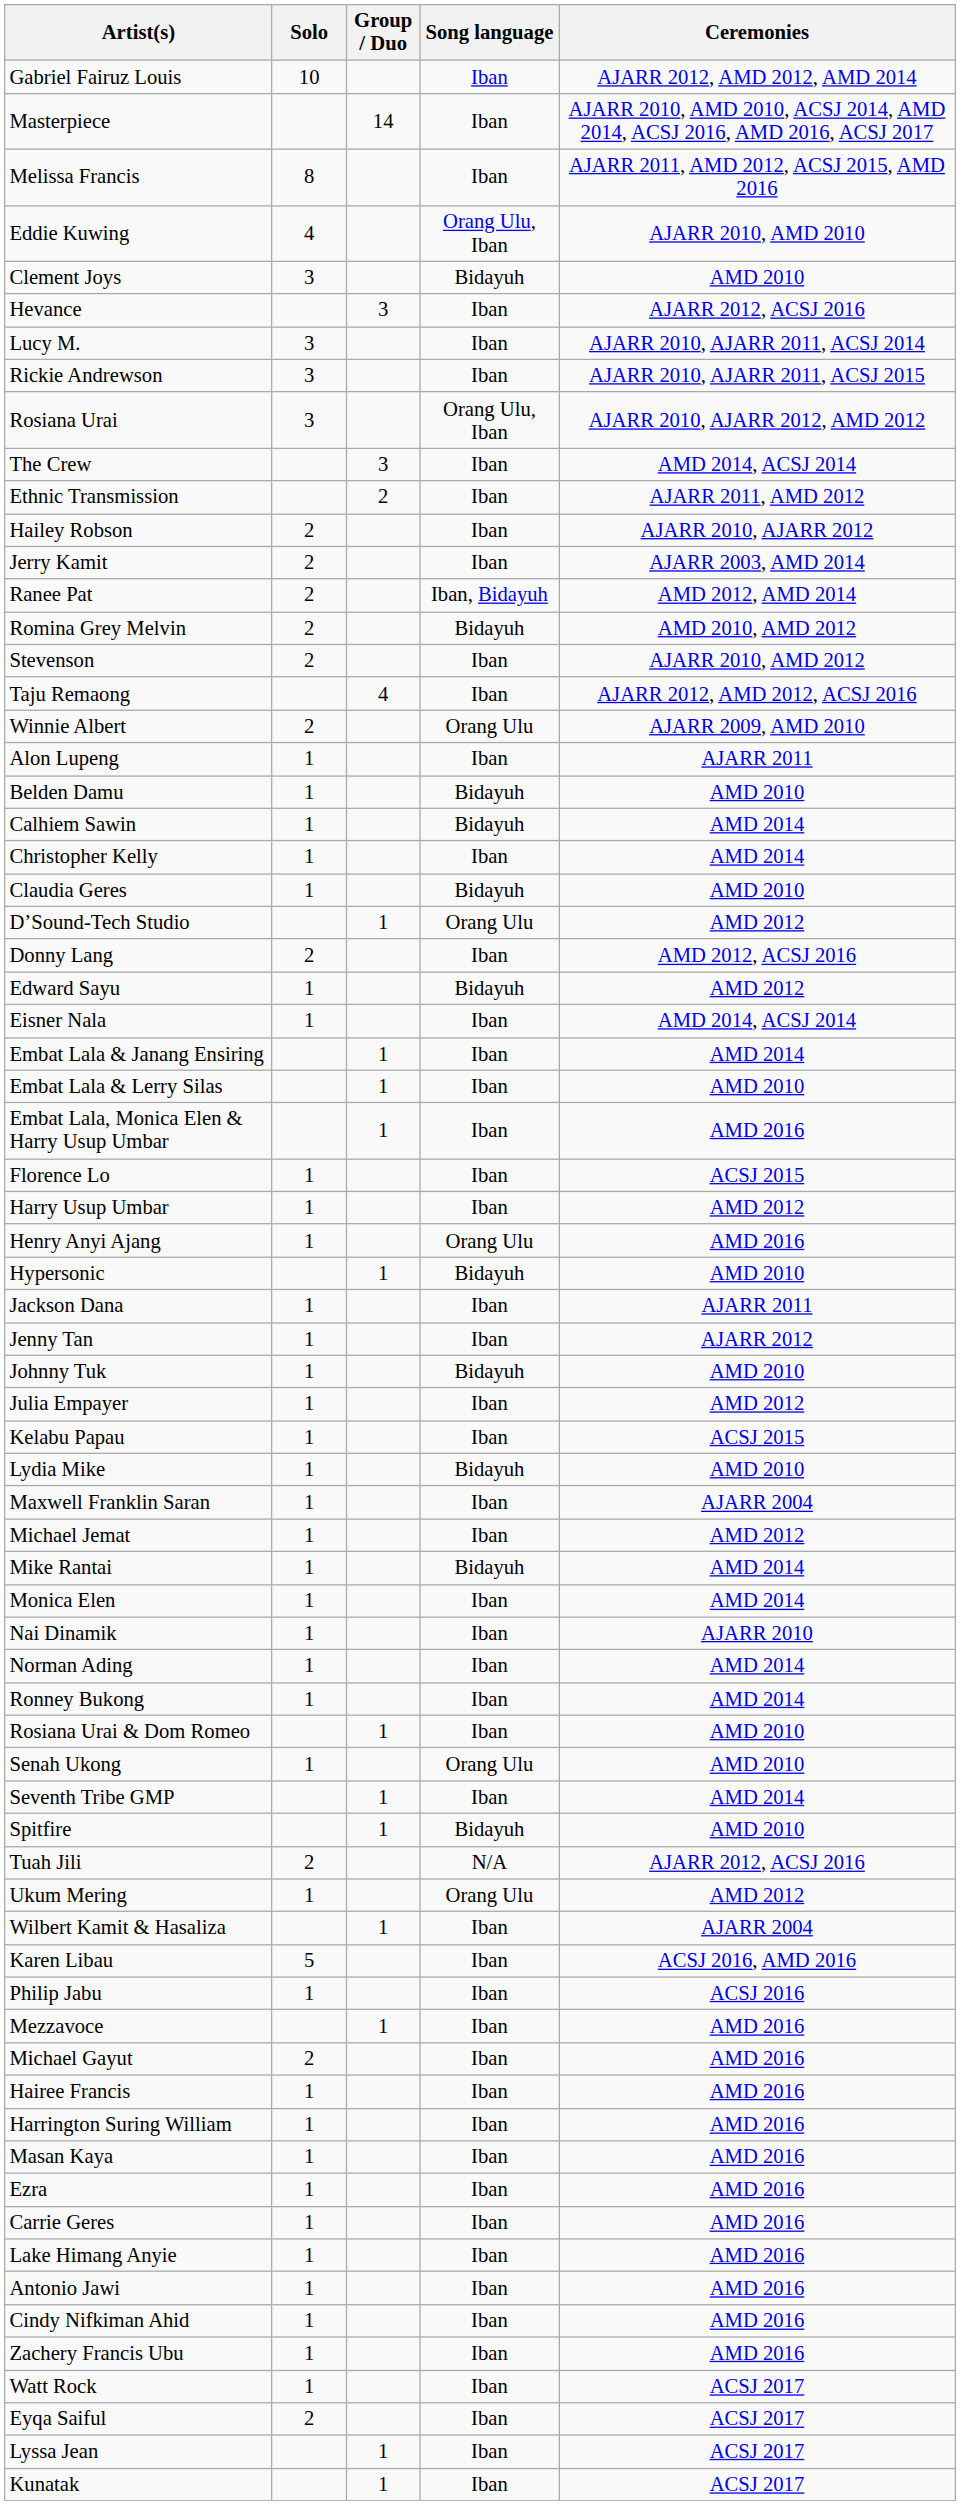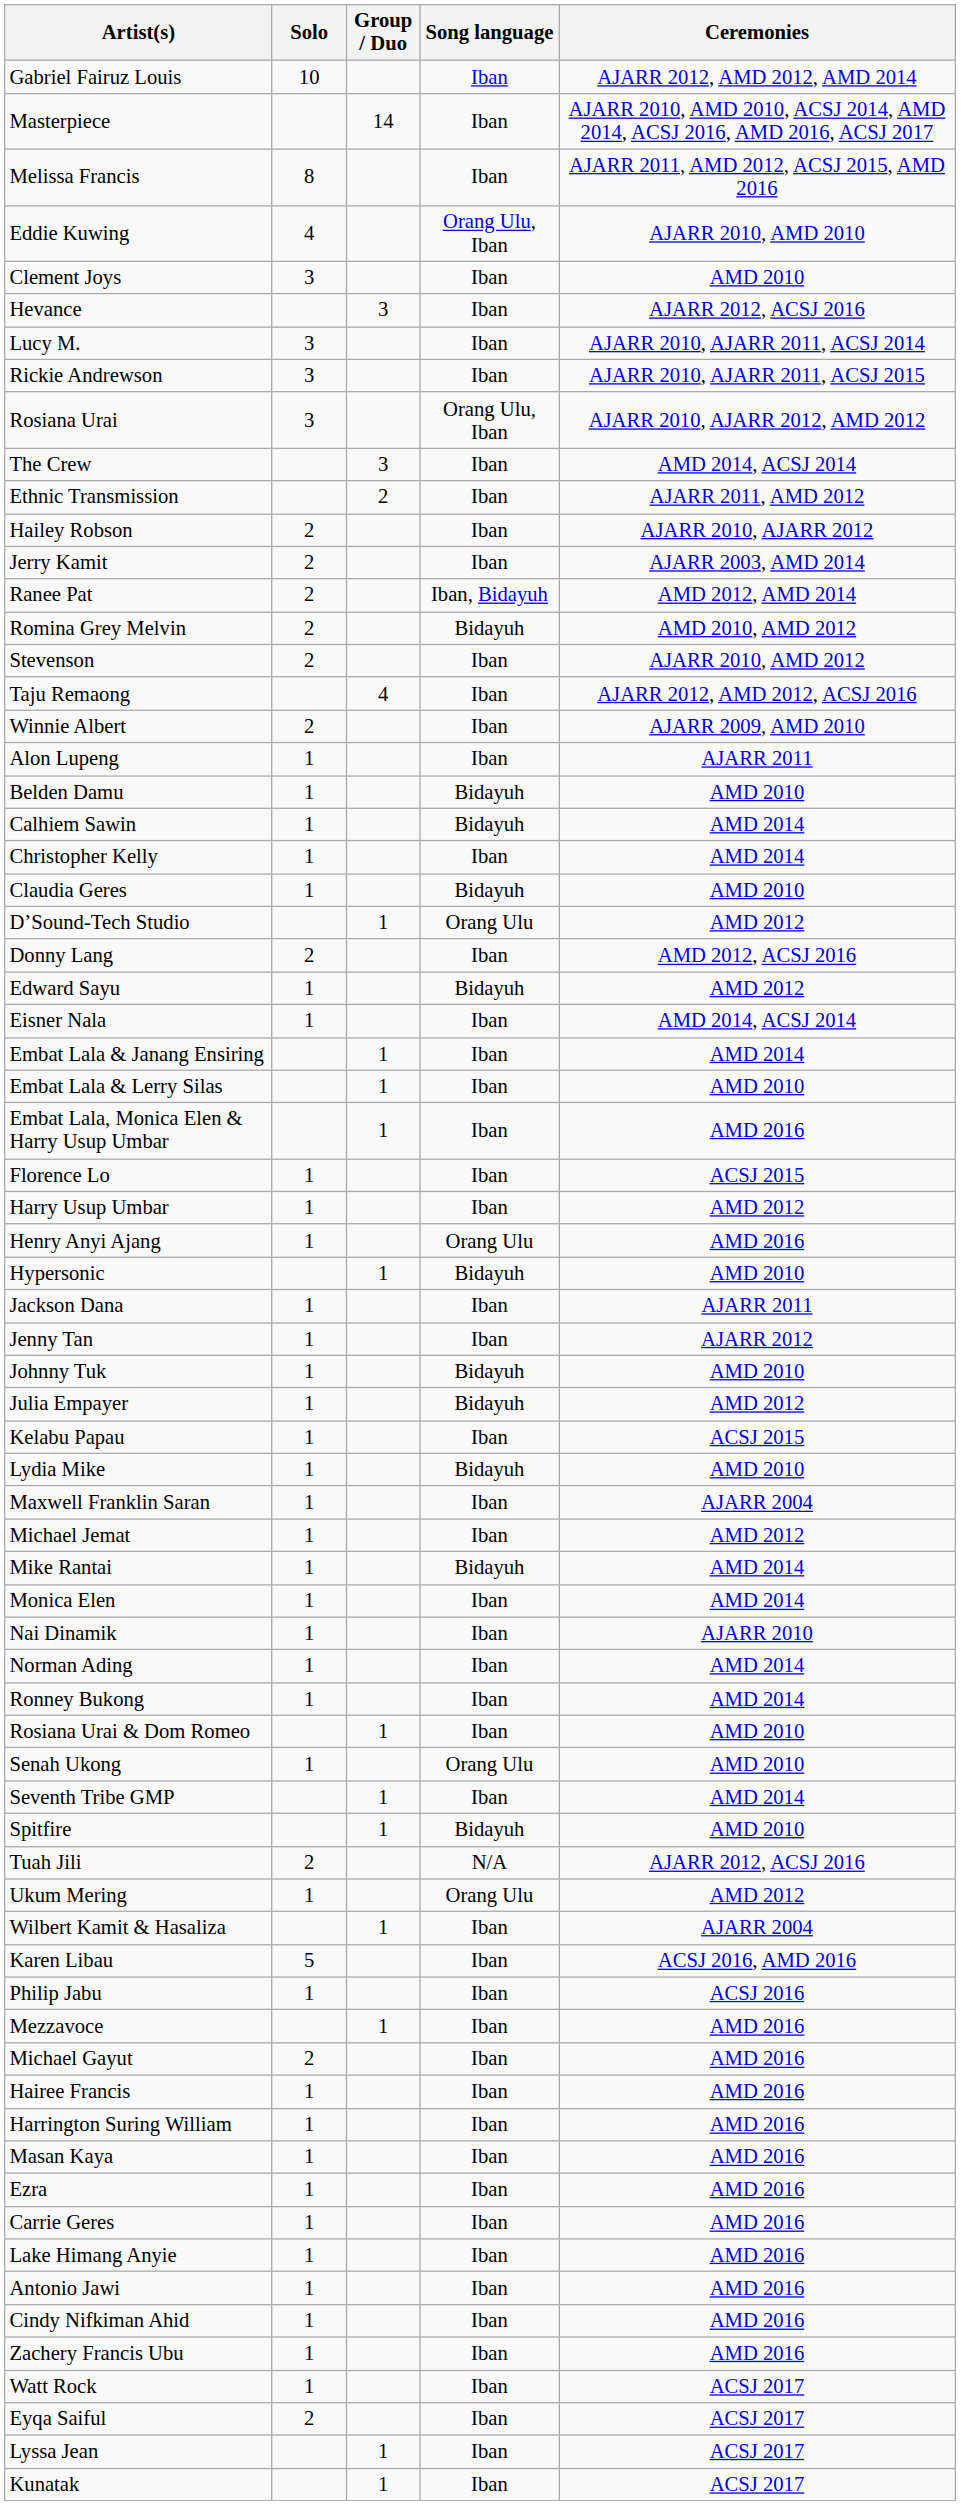(489, 277) Bidayuh -> (489, 277) Iban
(489, 726) Orang Ulu -> (489, 726) Iban
(489, 1404) Iban -> (489, 1404) Bidayuh
